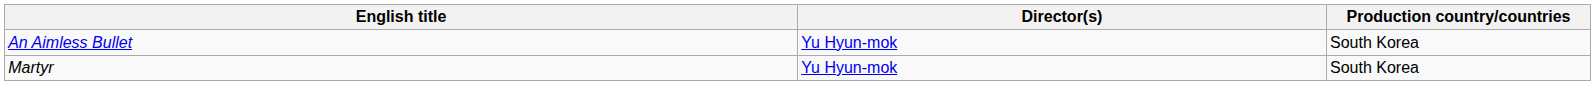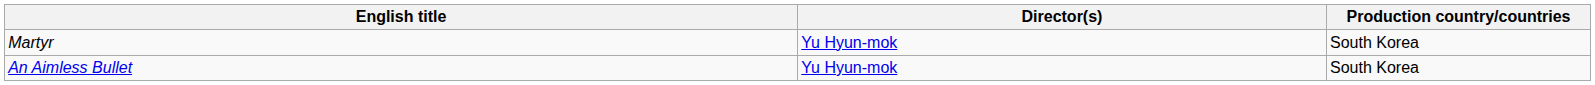rows swapped: (70, 42) <-> (31, 67)
